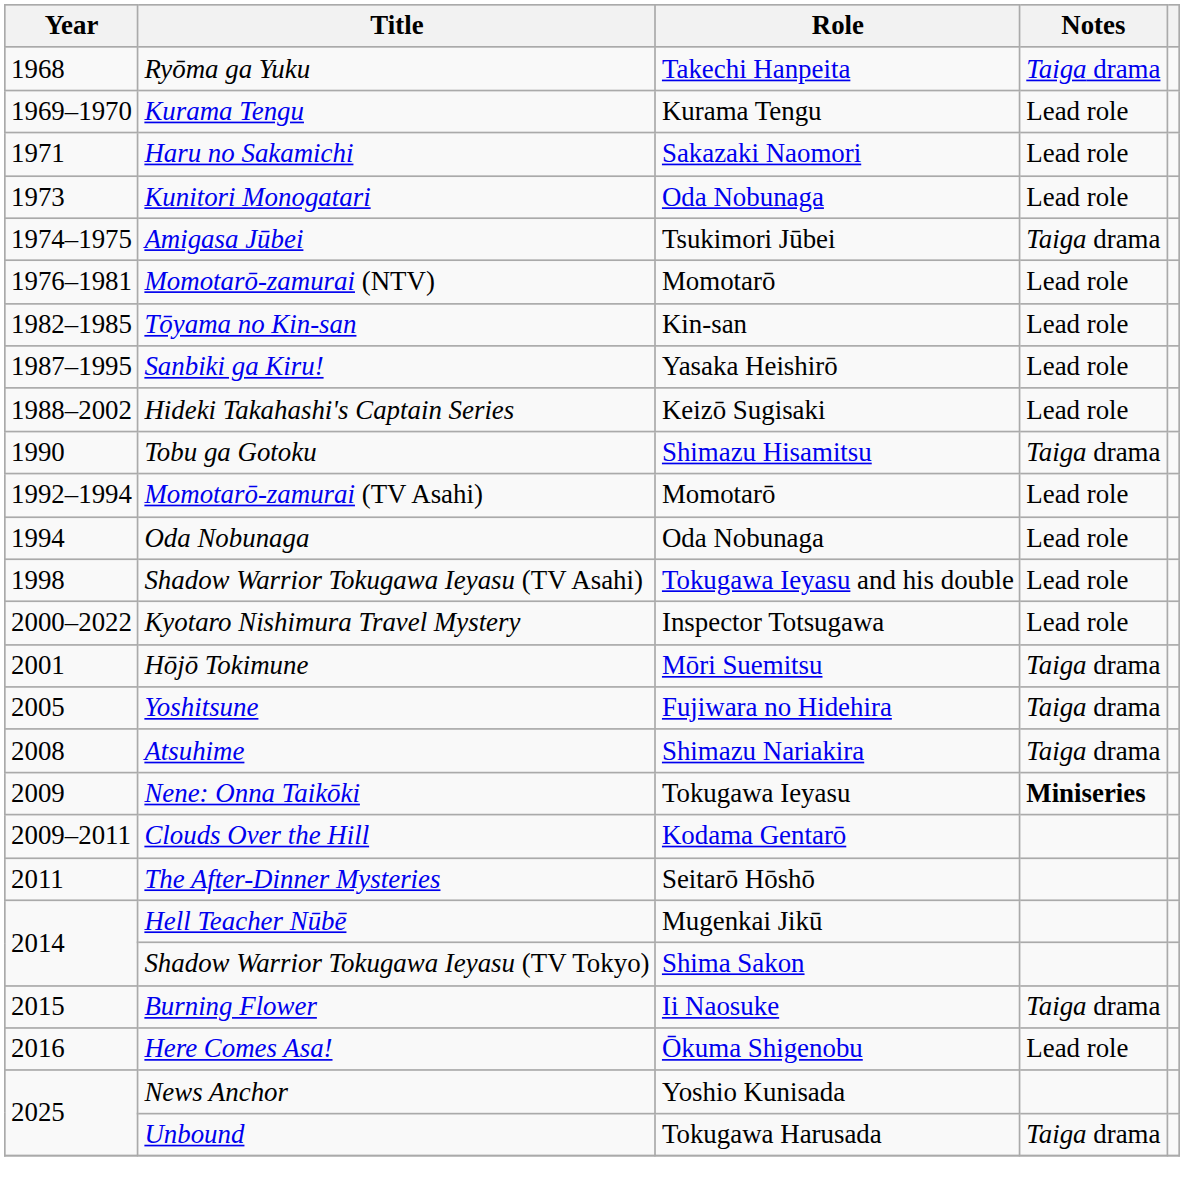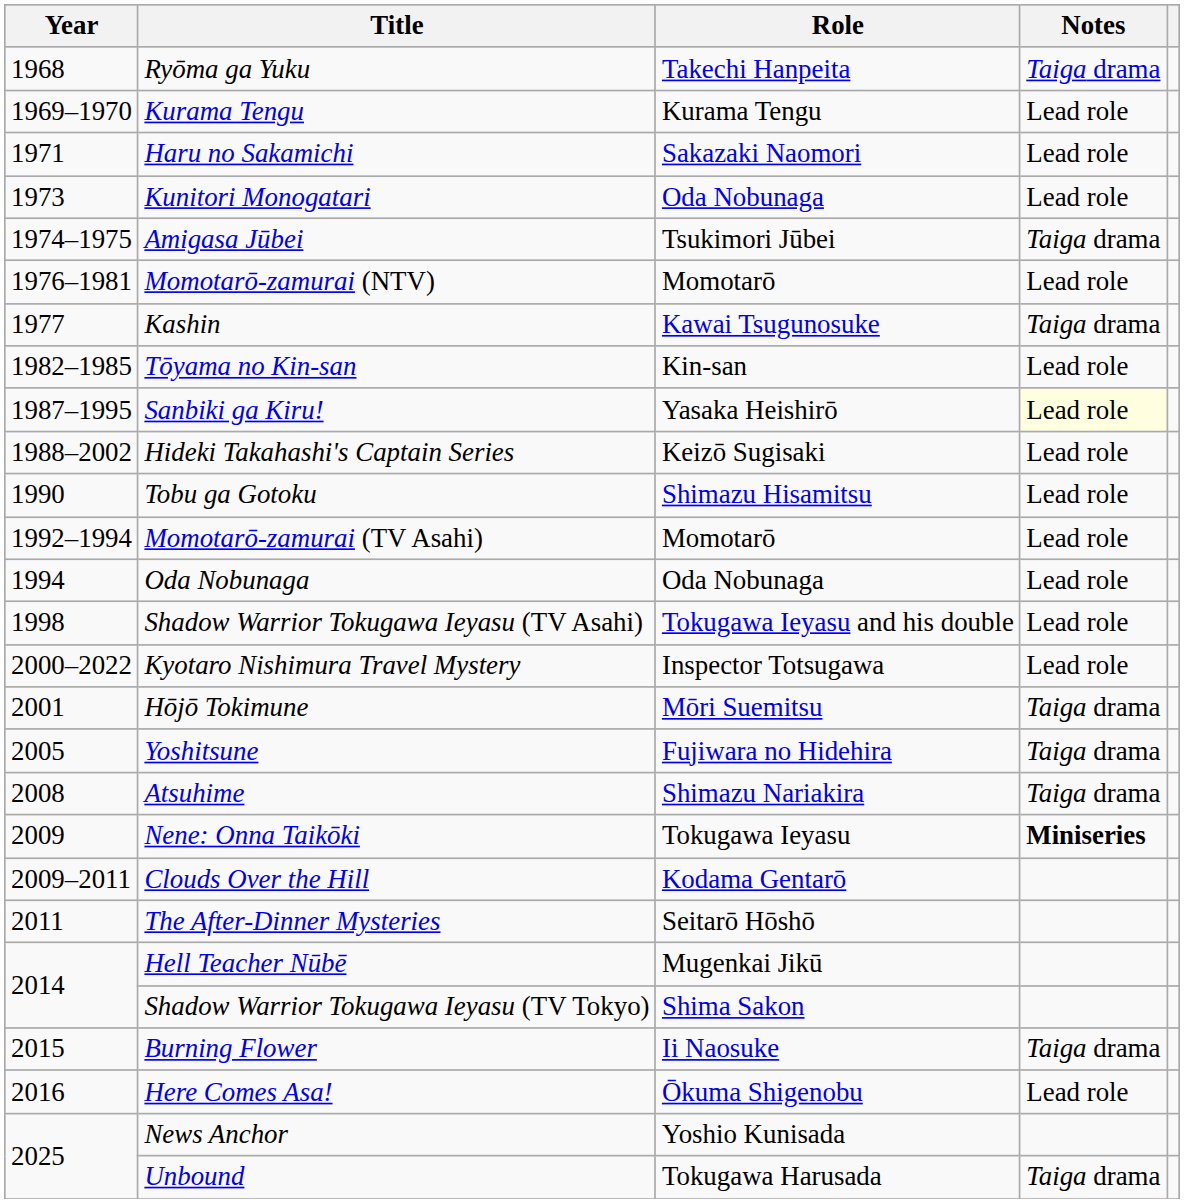+ row: (182, 324)
(1077, 366) no background -> (1077, 409) lightyellow background
(1093, 452) Taiga drama -> (1077, 494) Lead role
